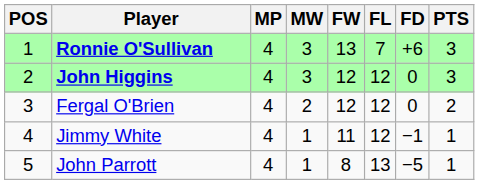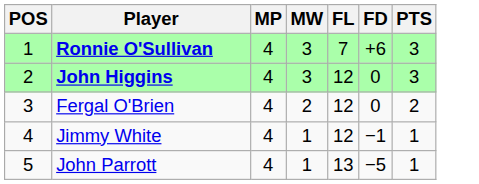- column: (346, 19)
